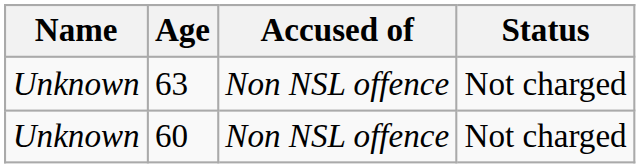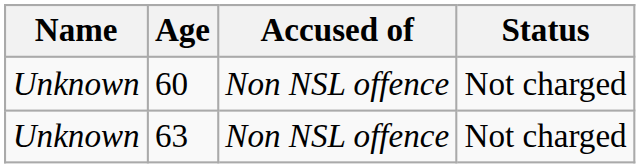rows swapped: (171, 83) <-> (171, 135)
